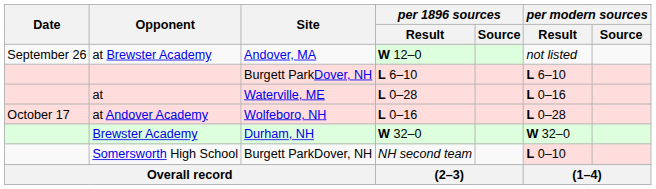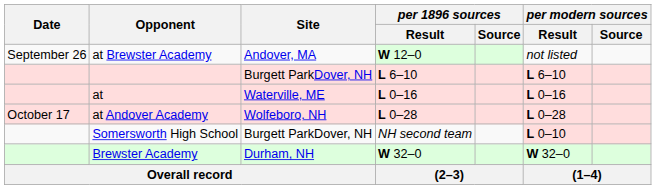(398, 94) L 0–28 -> (398, 94) L 0–16
(398, 114) L 0–16 -> (398, 114) L 0–28
rows swapped: (145, 134) <-> (165, 154)
